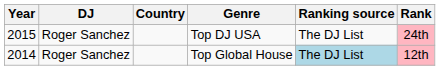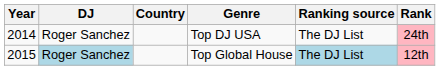(22, 34) 2015 -> (22, 34) 2014
(22, 55) 2014 -> (22, 55) 2015
(86, 55) no background -> (86, 55) lightblue background
